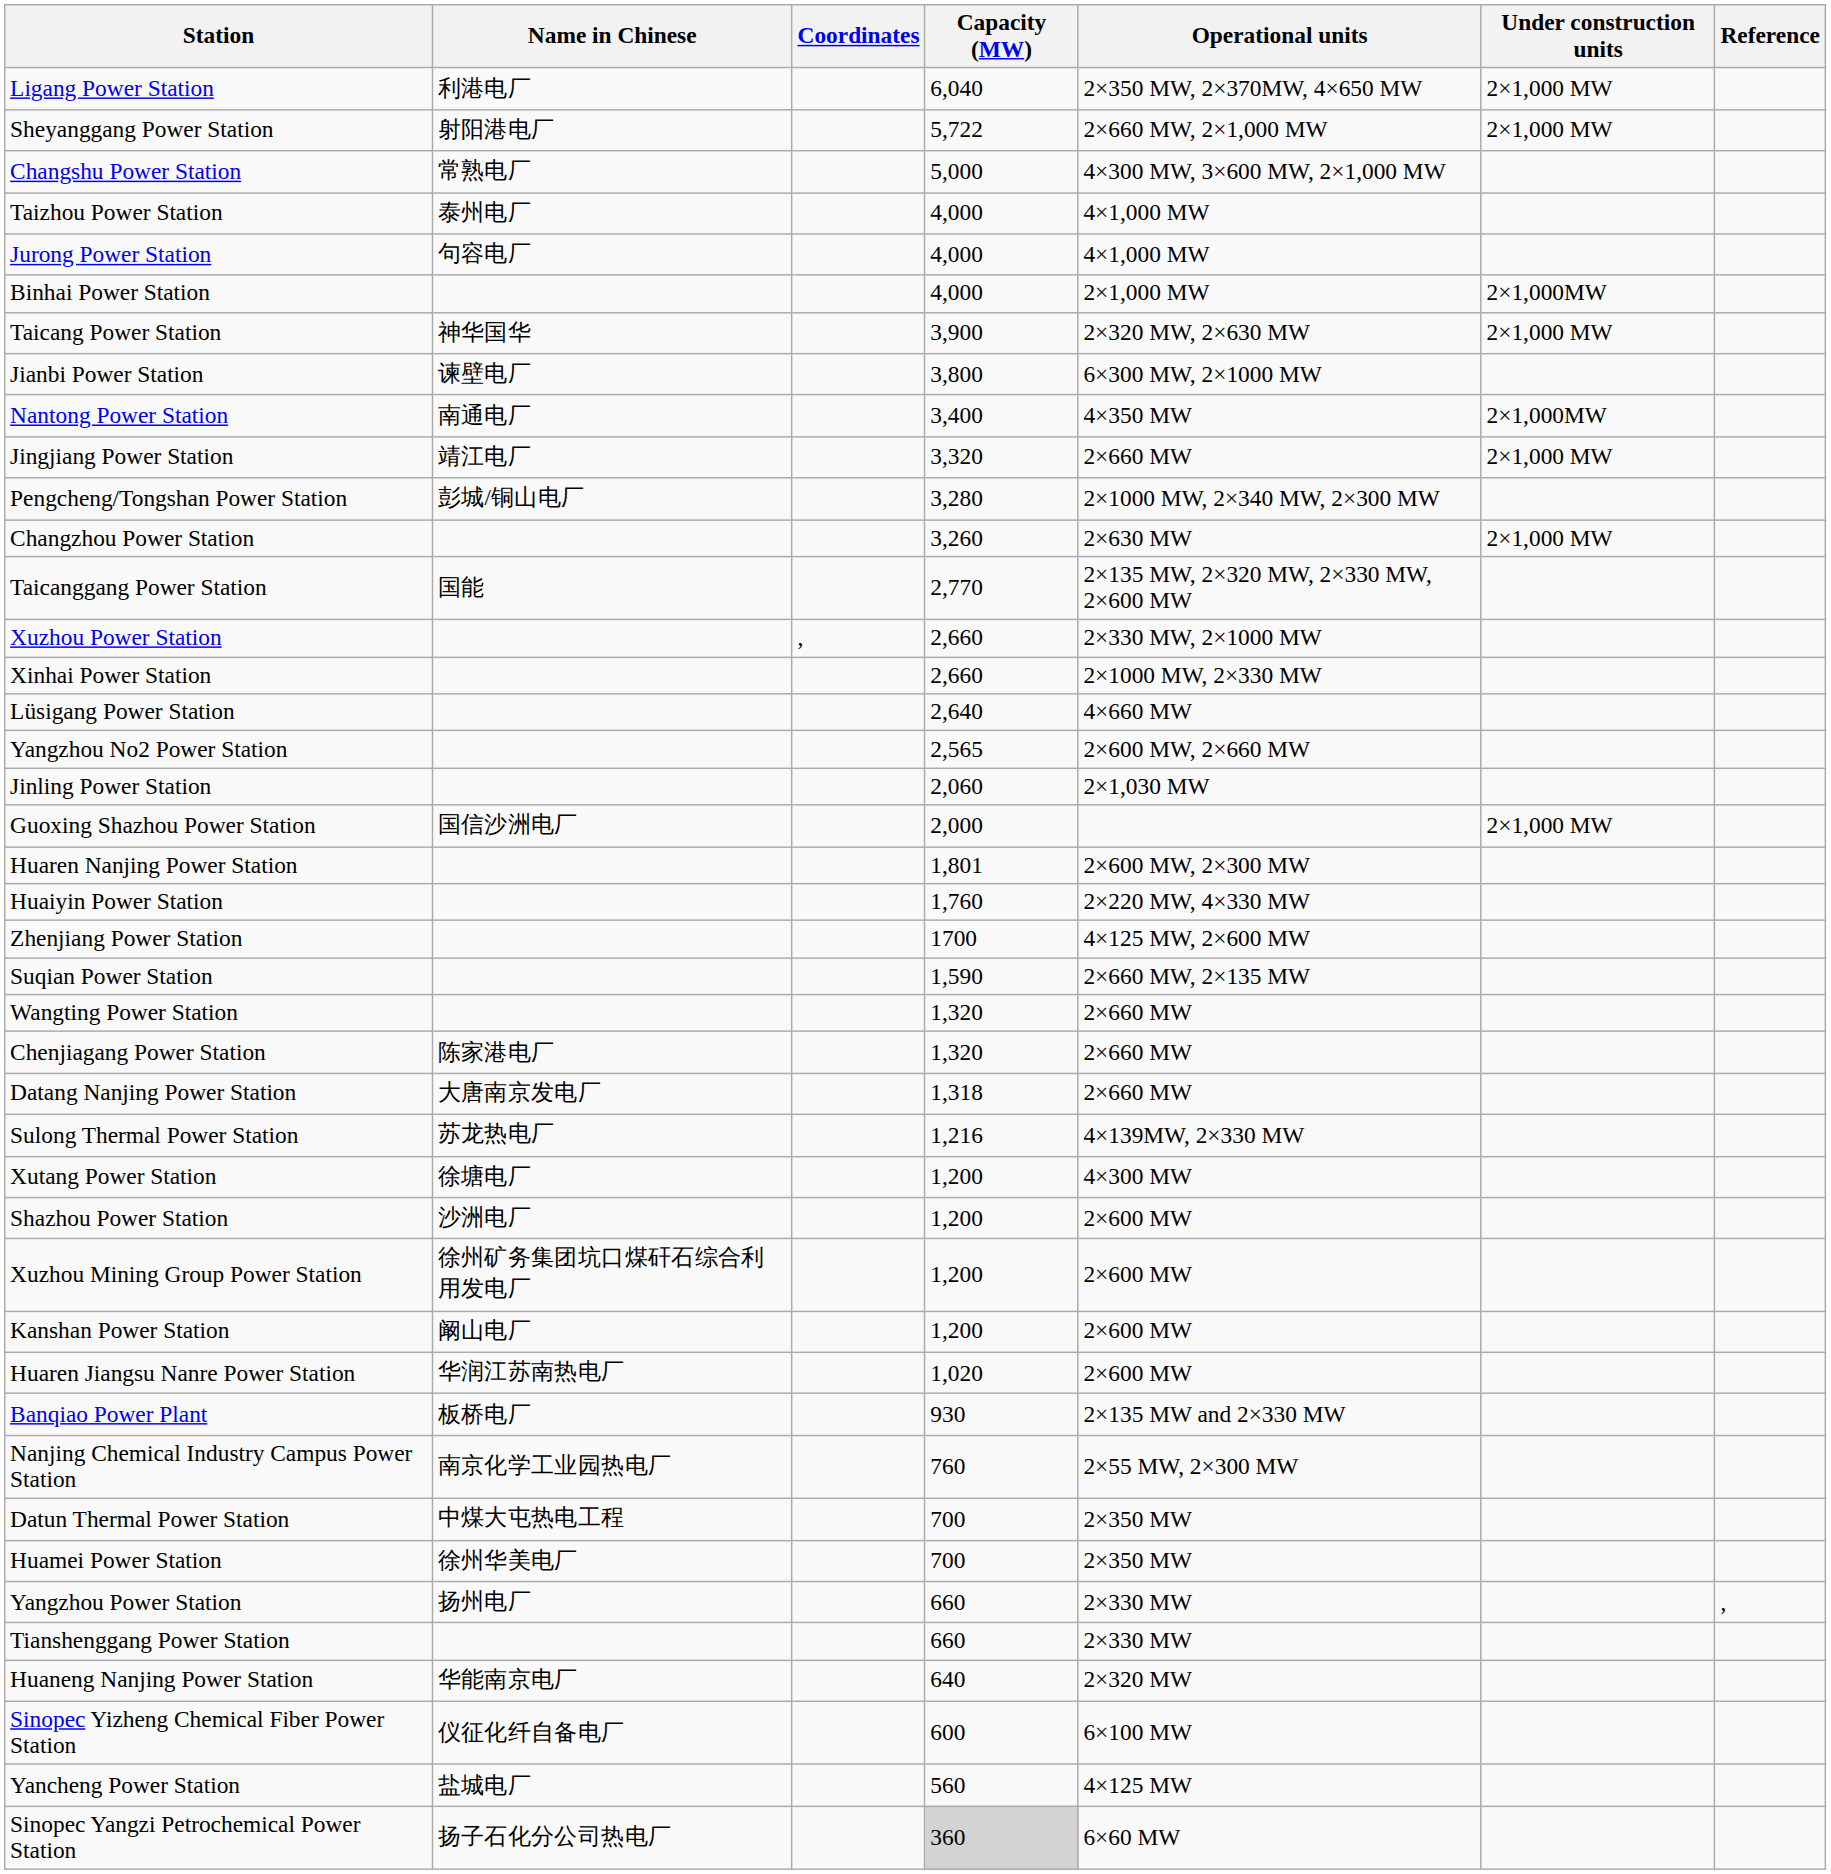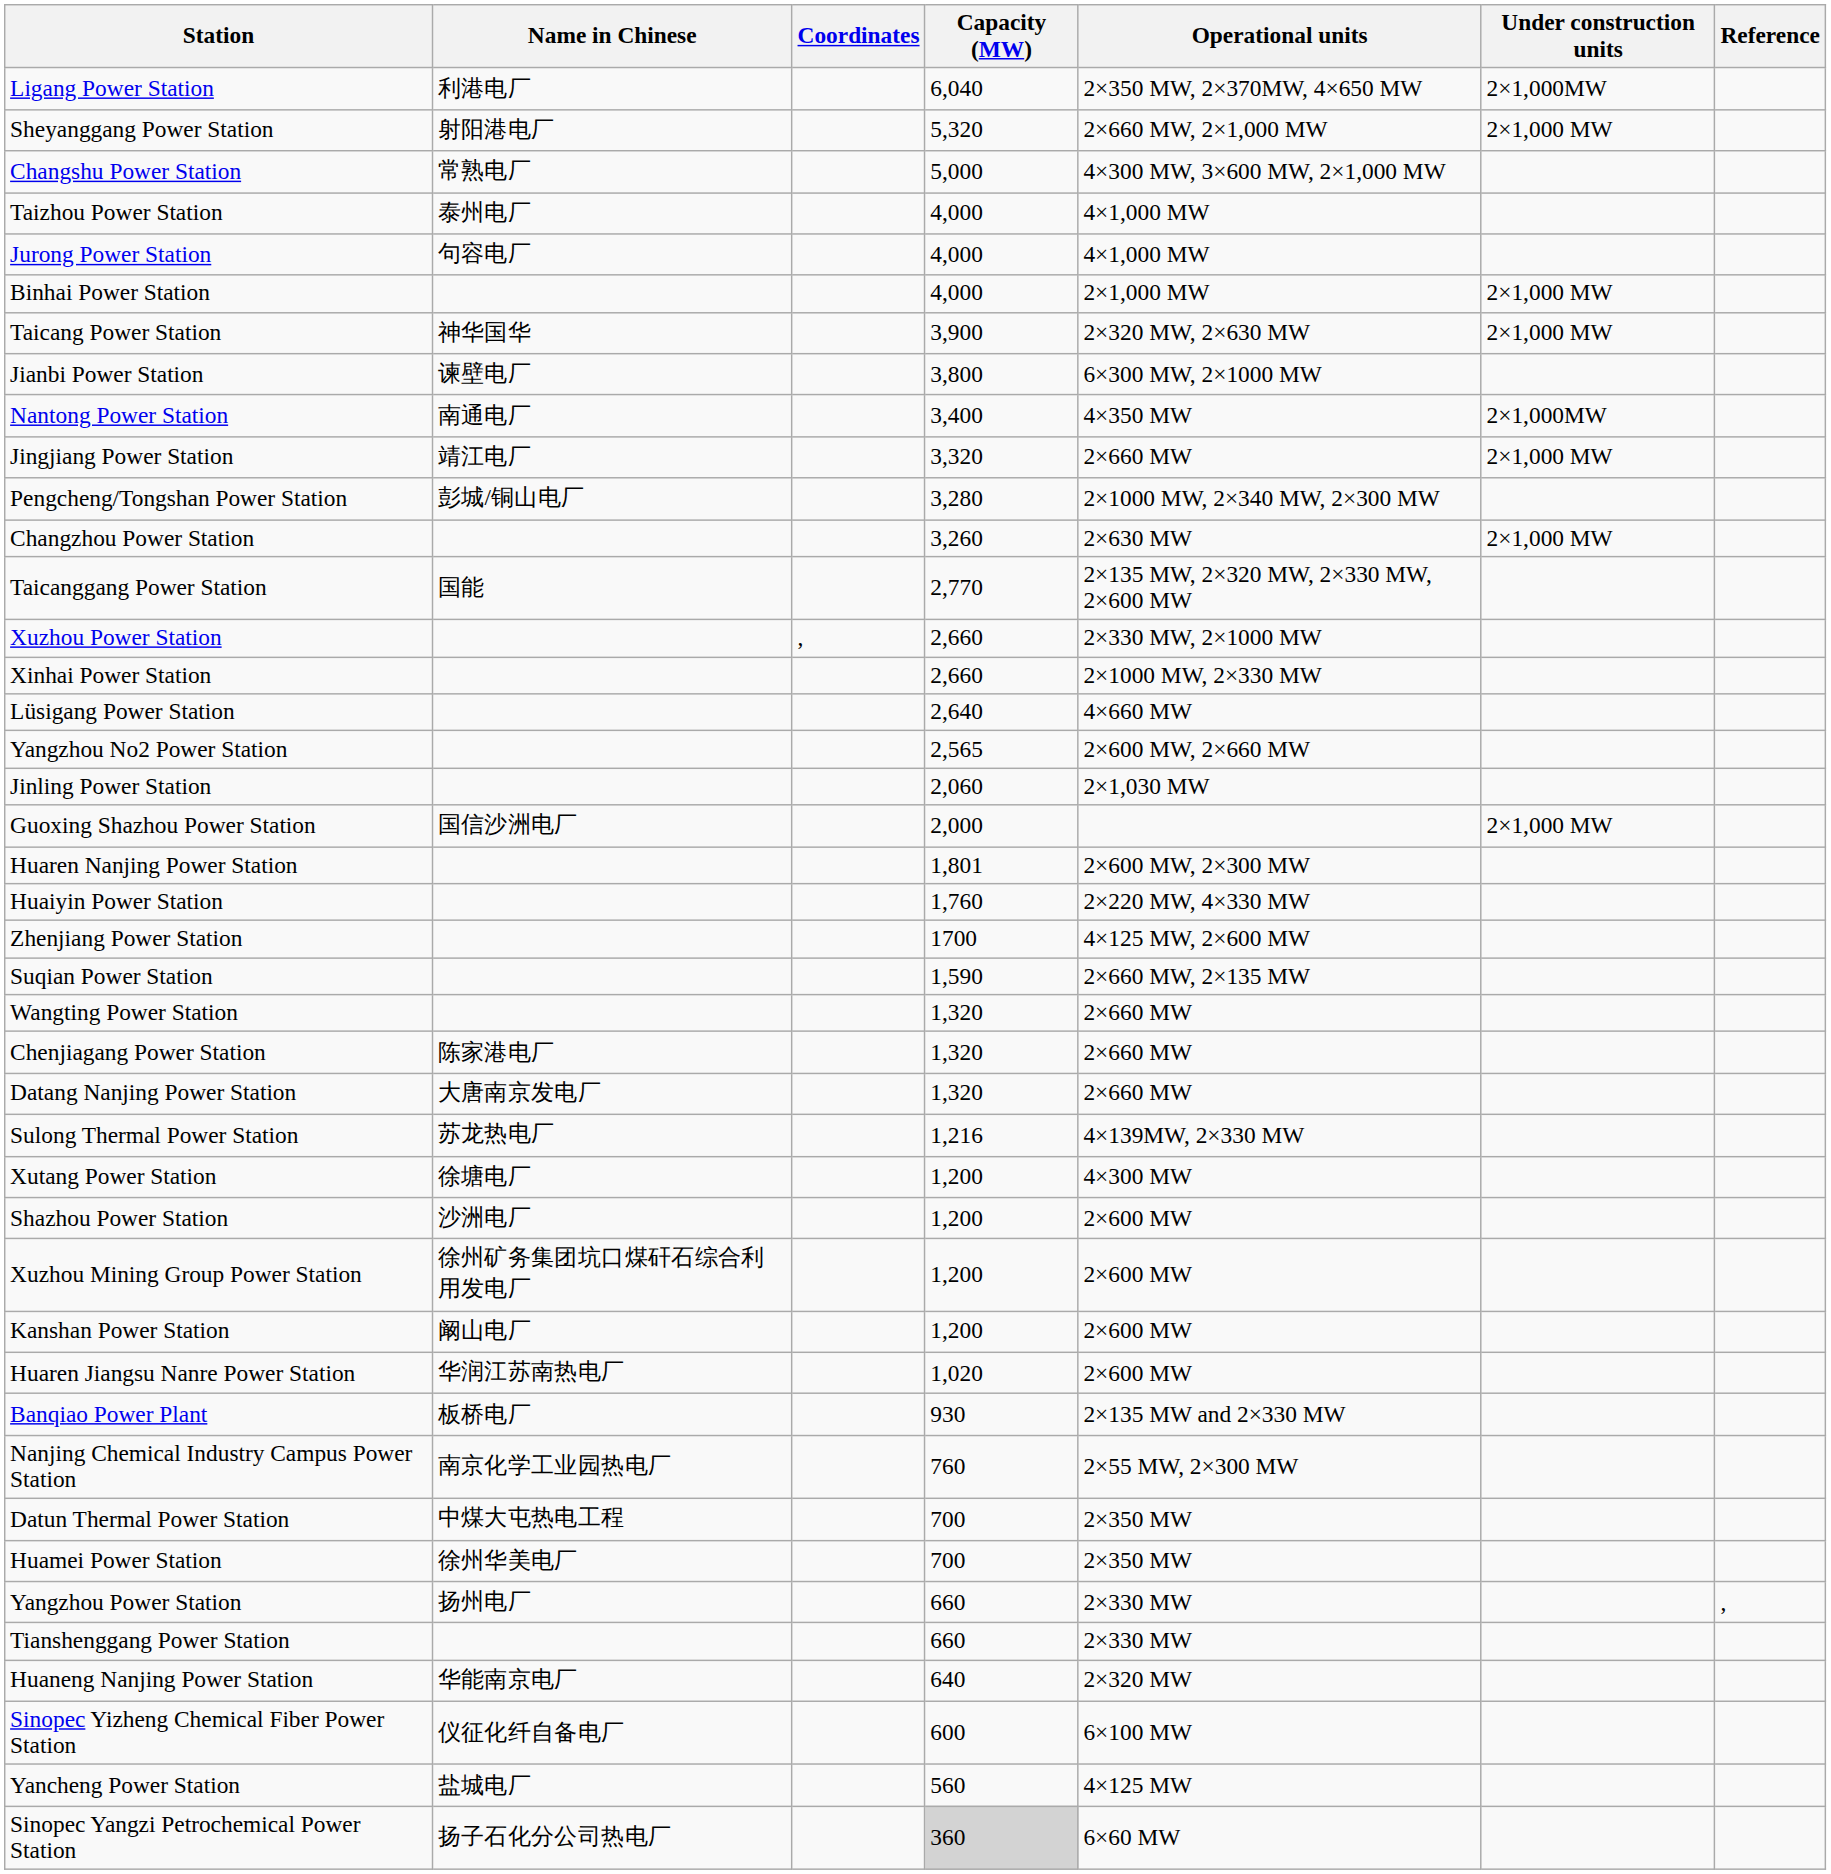(1550, 88) 2×1,000 MW -> (1547, 88) 2×1,000MW
(957, 129) 5,722 -> (957, 129) 5,320
(1547, 293) 2×1,000MW -> (1550, 293) 2×1,000 MW
(957, 1093) 1,318 -> (957, 1093) 1,320
